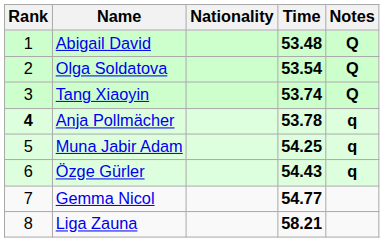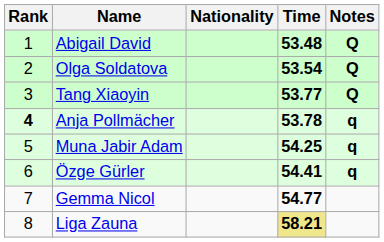(302, 95) 53.74 -> (302, 95) 53.77
(302, 172) 54.43 -> (302, 172) 54.41
(302, 224) no background -> (302, 224) khaki background
